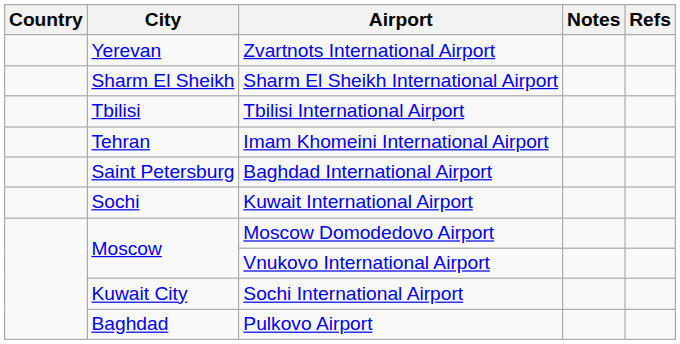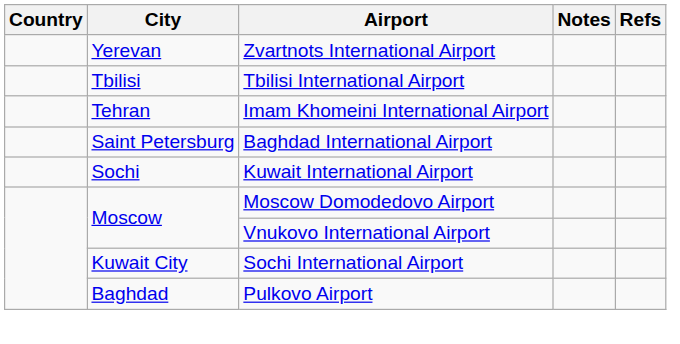- row: (401, 80)
